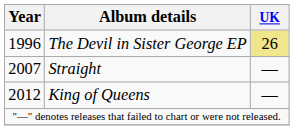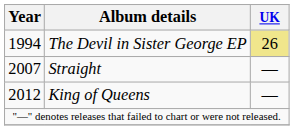(25, 43) 1996 -> (25, 43) 1994
